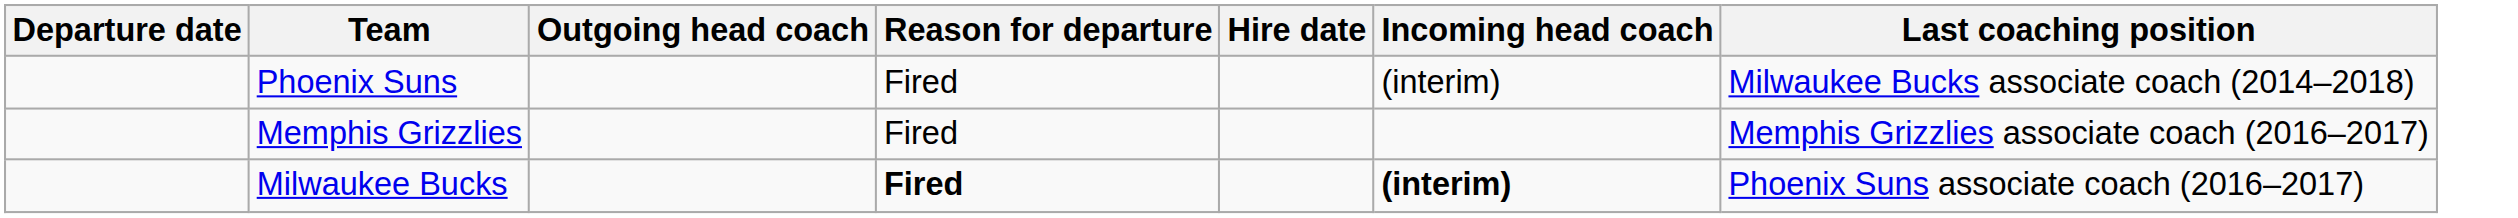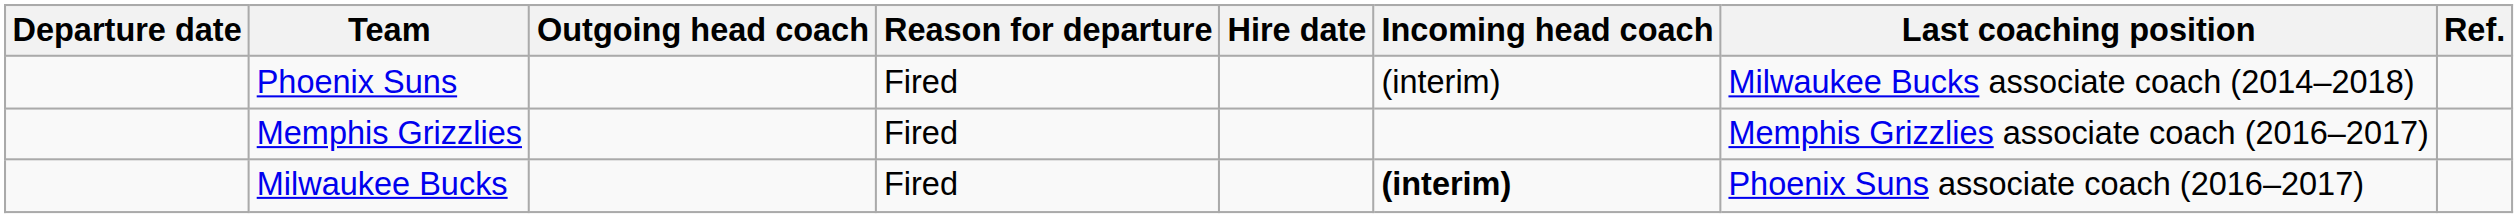+ column: (2475, 30)
(924, 184) bold -> (921, 184) normal
